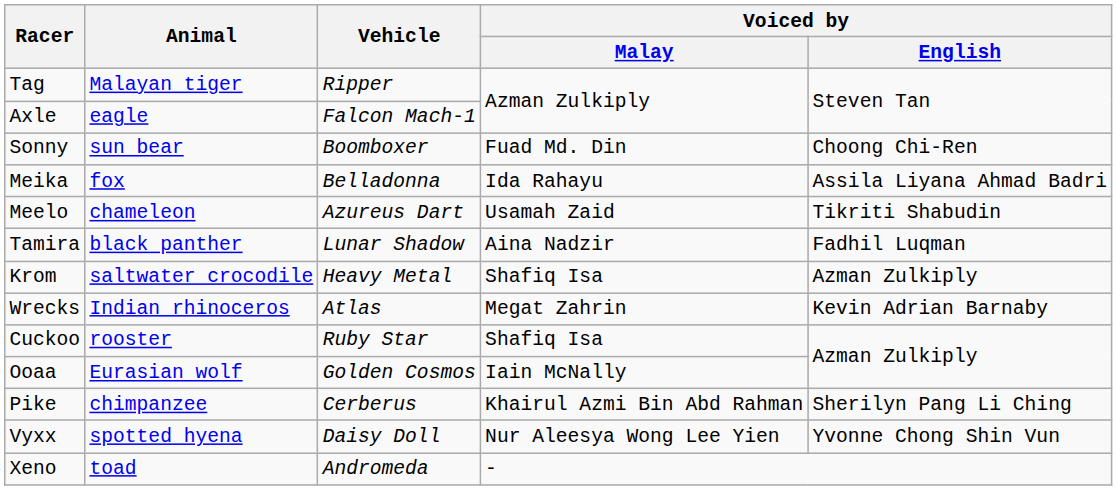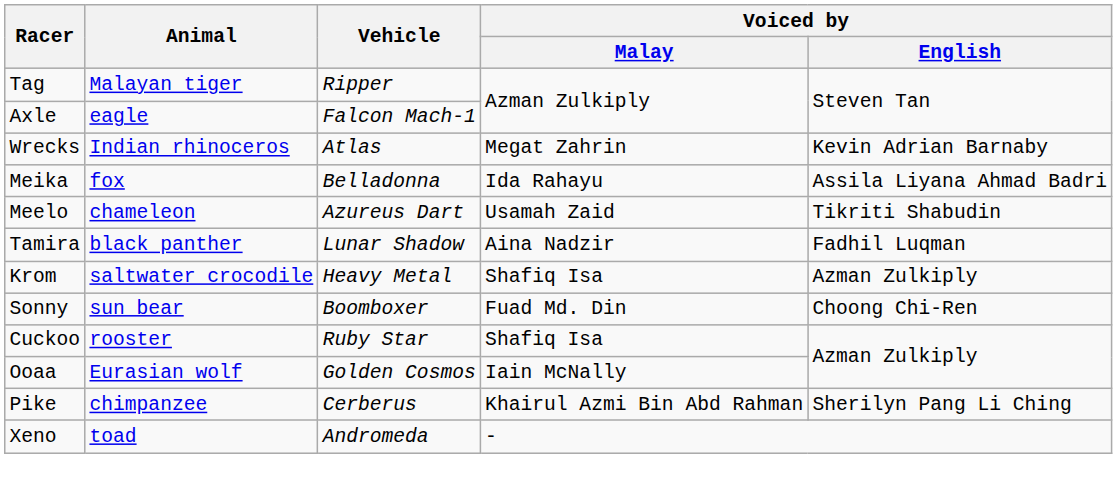rows swapped: (39, 149) <-> (45, 309)
- row: (33, 437)
